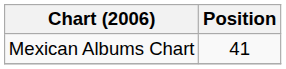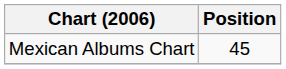(240, 48) 41 -> (240, 48) 45
